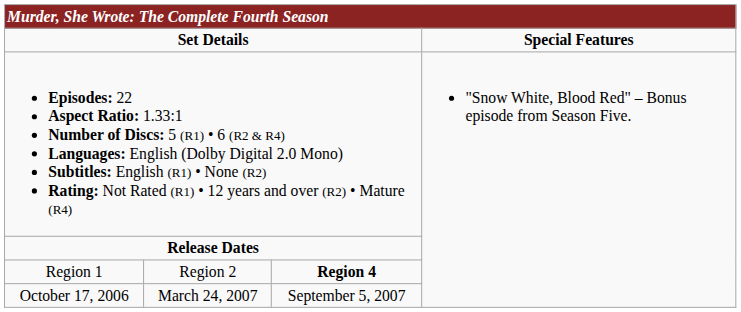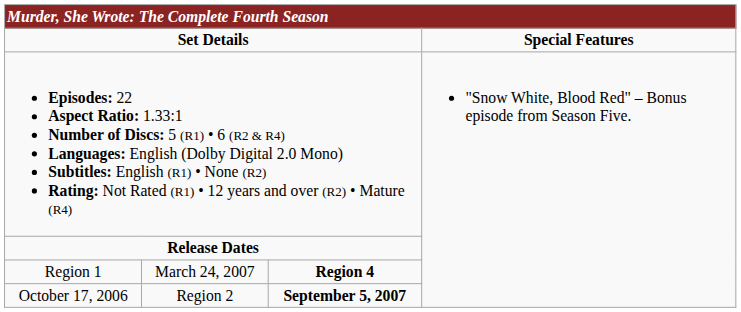(208, 272) Region 2 -> (205, 272) March 24, 2007
(208, 295) March 24, 2007 -> (205, 295) Region 2
(347, 295) normal -> (345, 295) bold
